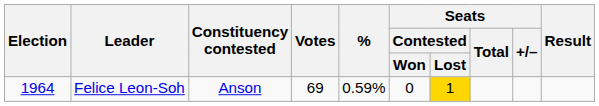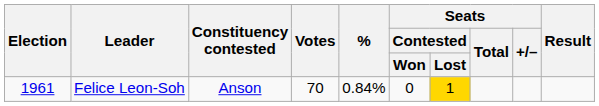(38, 88) 1964 -> (38, 88) 1961
(315, 88) 69 -> (315, 88) 70
(364, 88) 0.59% -> (364, 88) 0.84%
